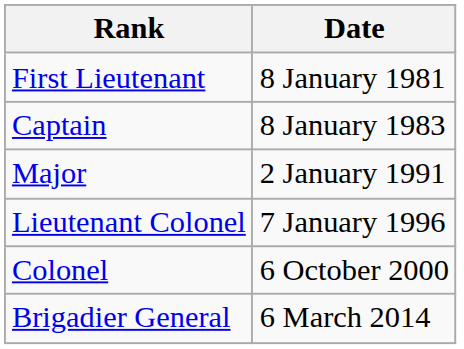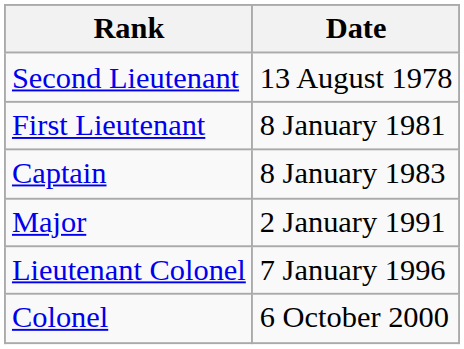+ row: (125, 76)
- row: (121, 317)
